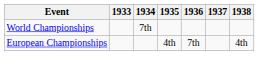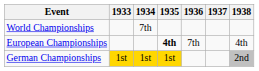(169, 43) normal -> (169, 43) bold
+ row: (54, 58)
